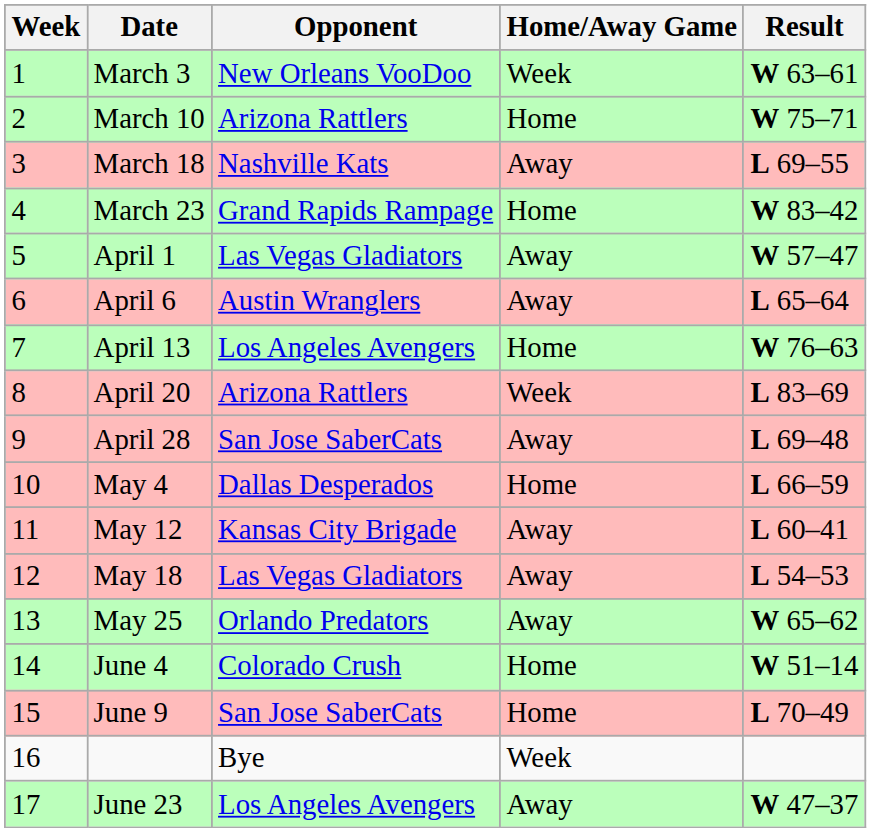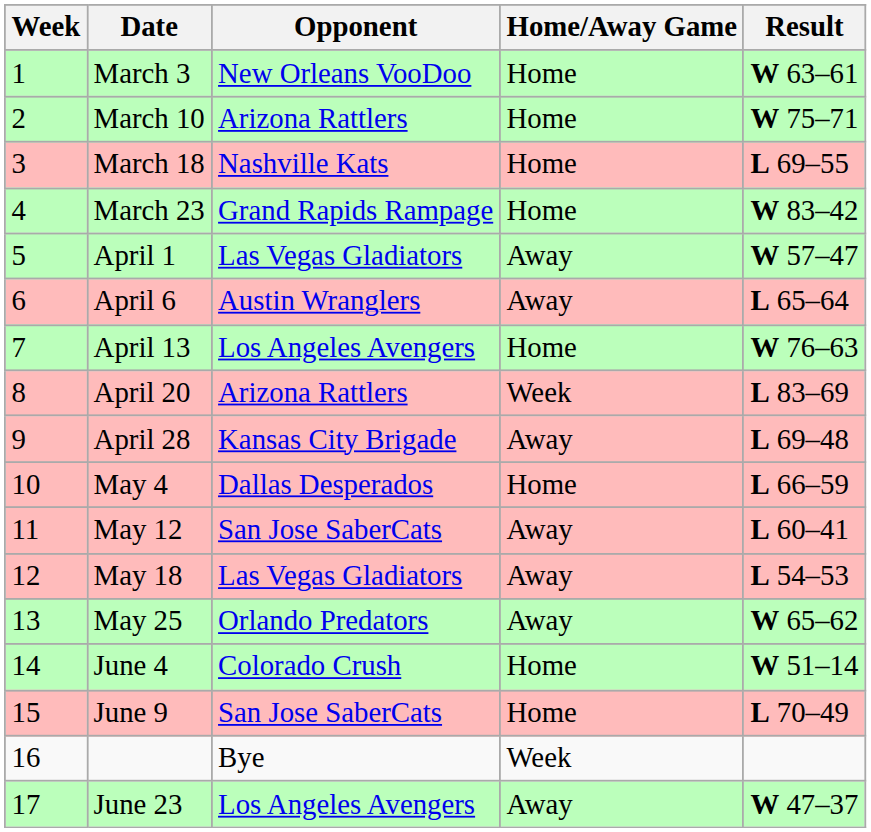(539, 73) Week -> (542, 73) Home
(540, 164) Away -> (542, 164) Home
(330, 438) San Jose SaberCats -> (337, 438) Kansas City Brigade
(337, 529) Kansas City Brigade -> (330, 529) San Jose SaberCats
